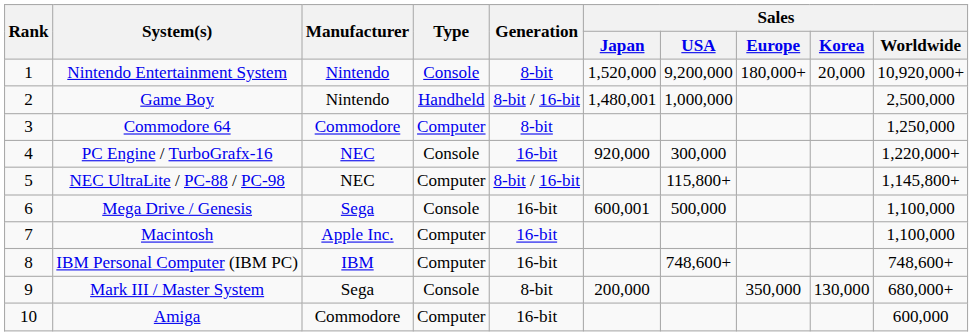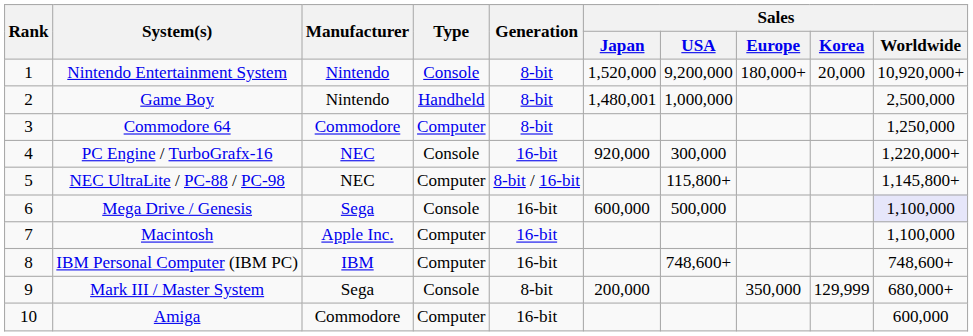(537, 99) 8-bit / 16-bit -> (537, 99) 8-bit
(622, 208) 600,001 -> (622, 208) 600,000
(921, 208) no background -> (921, 208) lavender background
(842, 289) 130,000 -> (842, 289) 129,999
